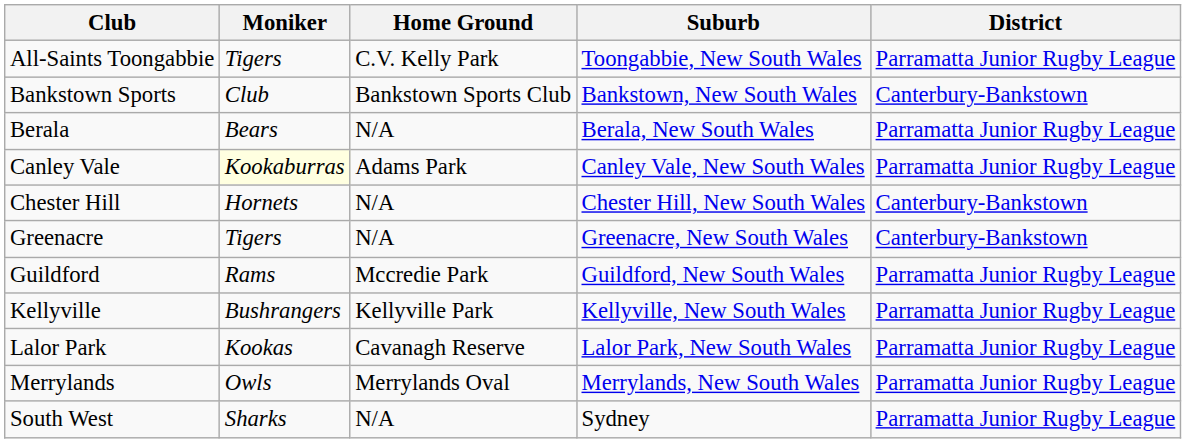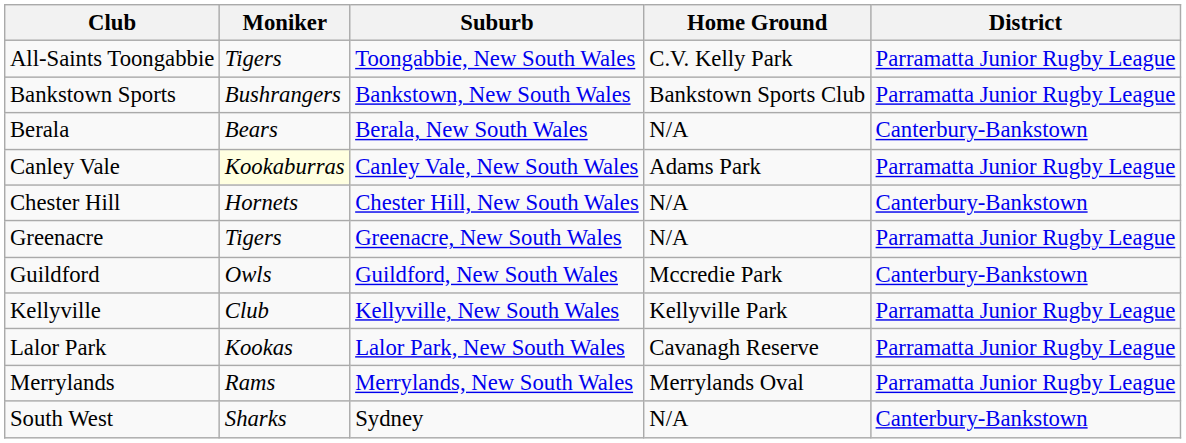columns swapped: (463, 22) <-> (723, 22)
(247, 94) Club -> (283, 94) Bushrangers
(982, 94) Canterbury-Bankstown -> (1025, 94) Parramatta Junior Rugby League
(1025, 130) Parramatta Junior Rugby League -> (982, 130) Canterbury-Bankstown
(982, 238) Canterbury-Bankstown -> (1025, 238) Parramatta Junior Rugby League
(250, 274) Rams -> (248, 274) Owls
(1025, 274) Parramatta Junior Rugby League -> (982, 274) Canterbury-Bankstown
(283, 310) Bushrangers -> (247, 310) Club
(248, 382) Owls -> (250, 382) Rams
(1025, 418) Parramatta Junior Rugby League -> (982, 418) Canterbury-Bankstown
